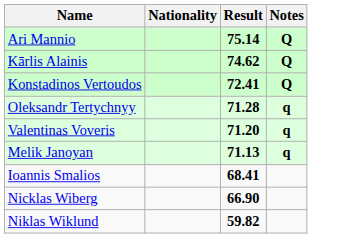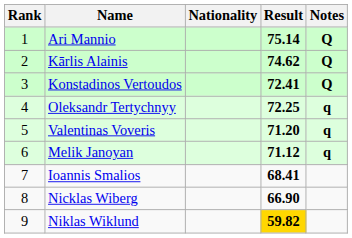+ column: (25, 15)
(243, 107) 71.28 -> (283, 107) 72.25
(243, 152) 71.13 -> (283, 152) 71.12
(243, 221) no background -> (283, 221) gold background
